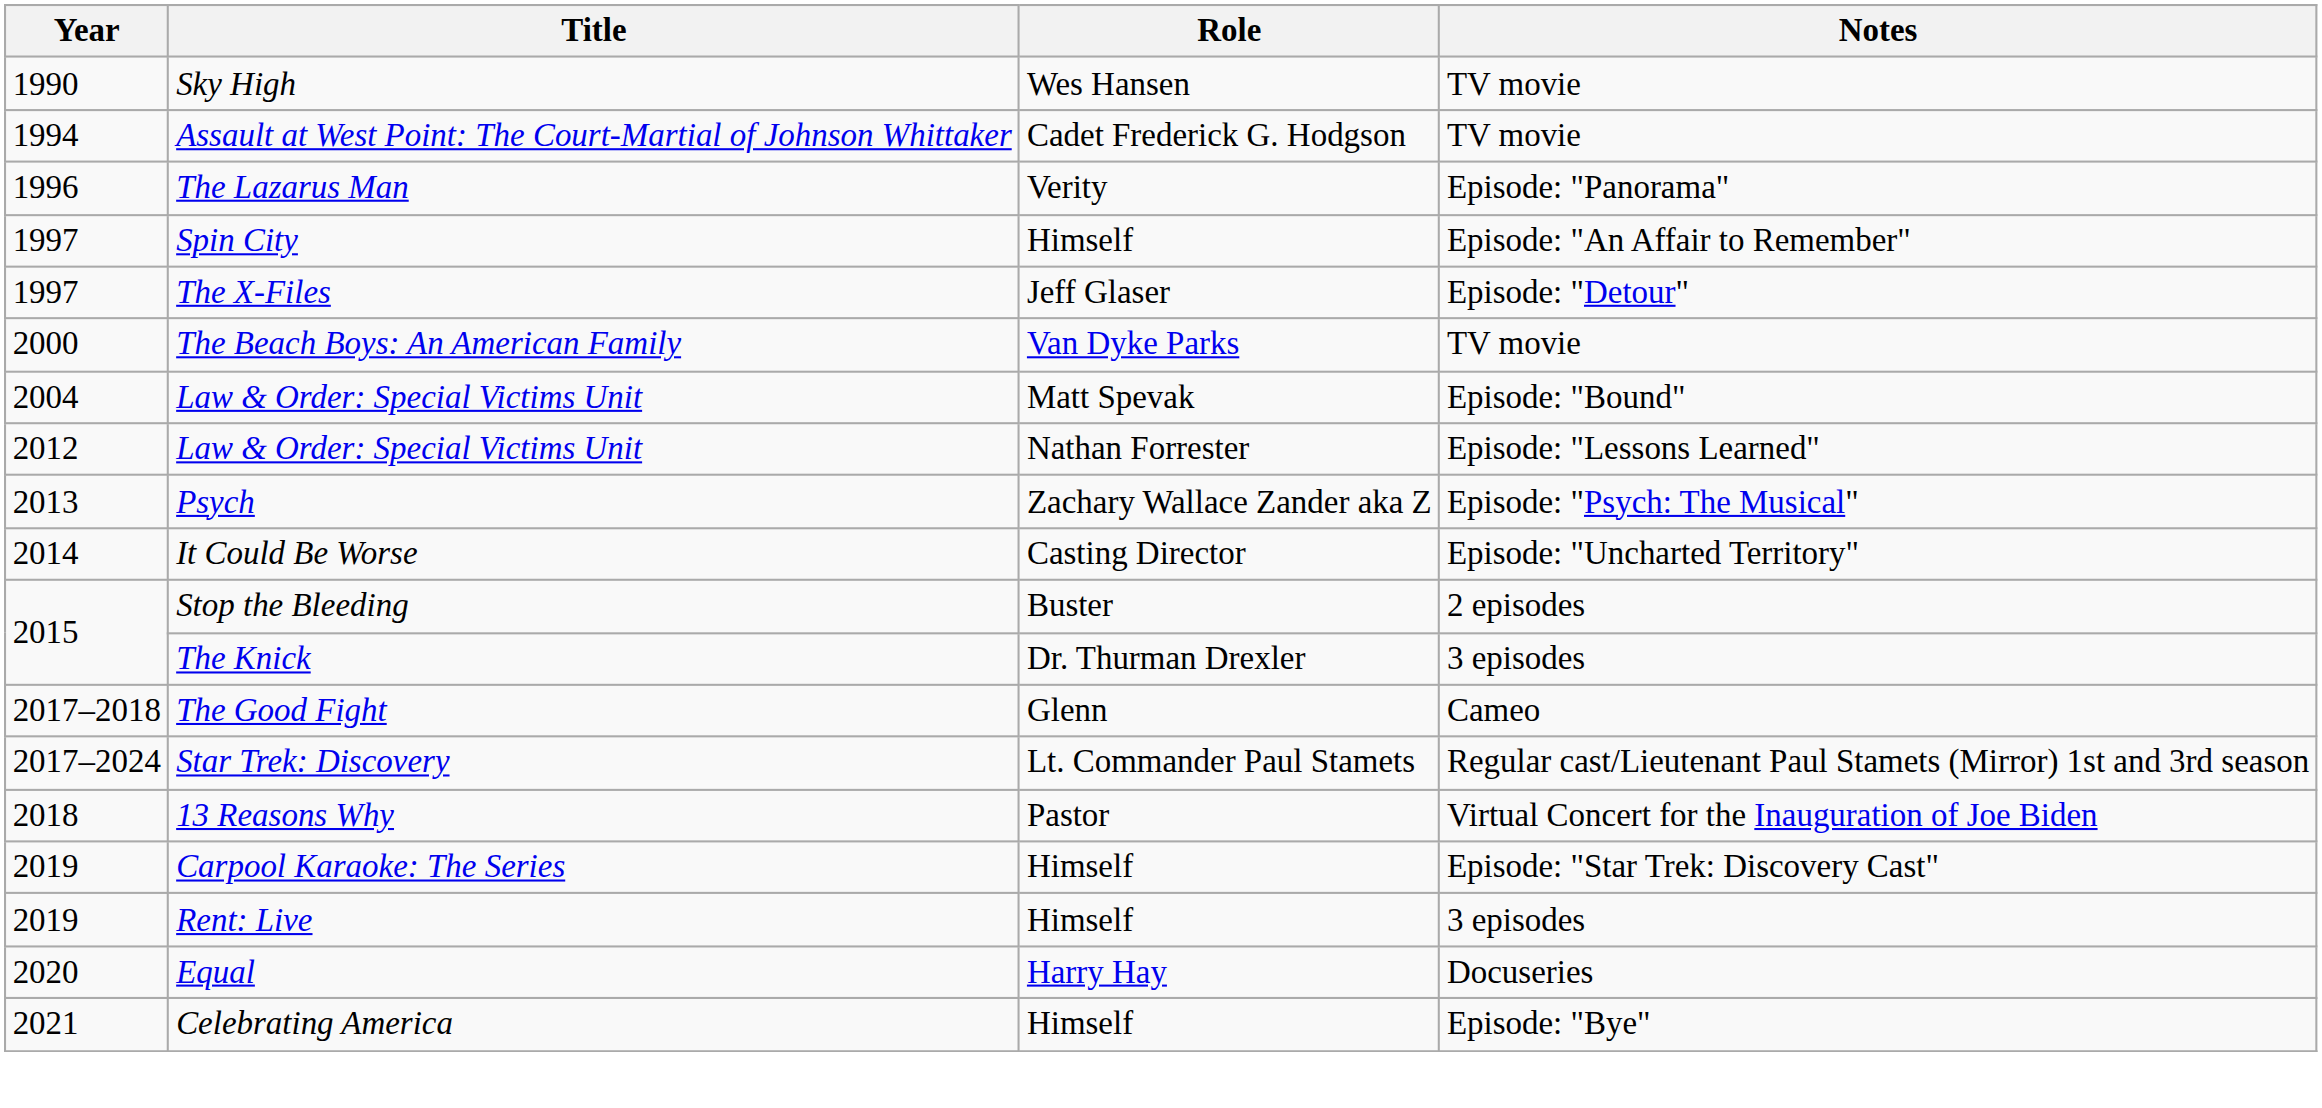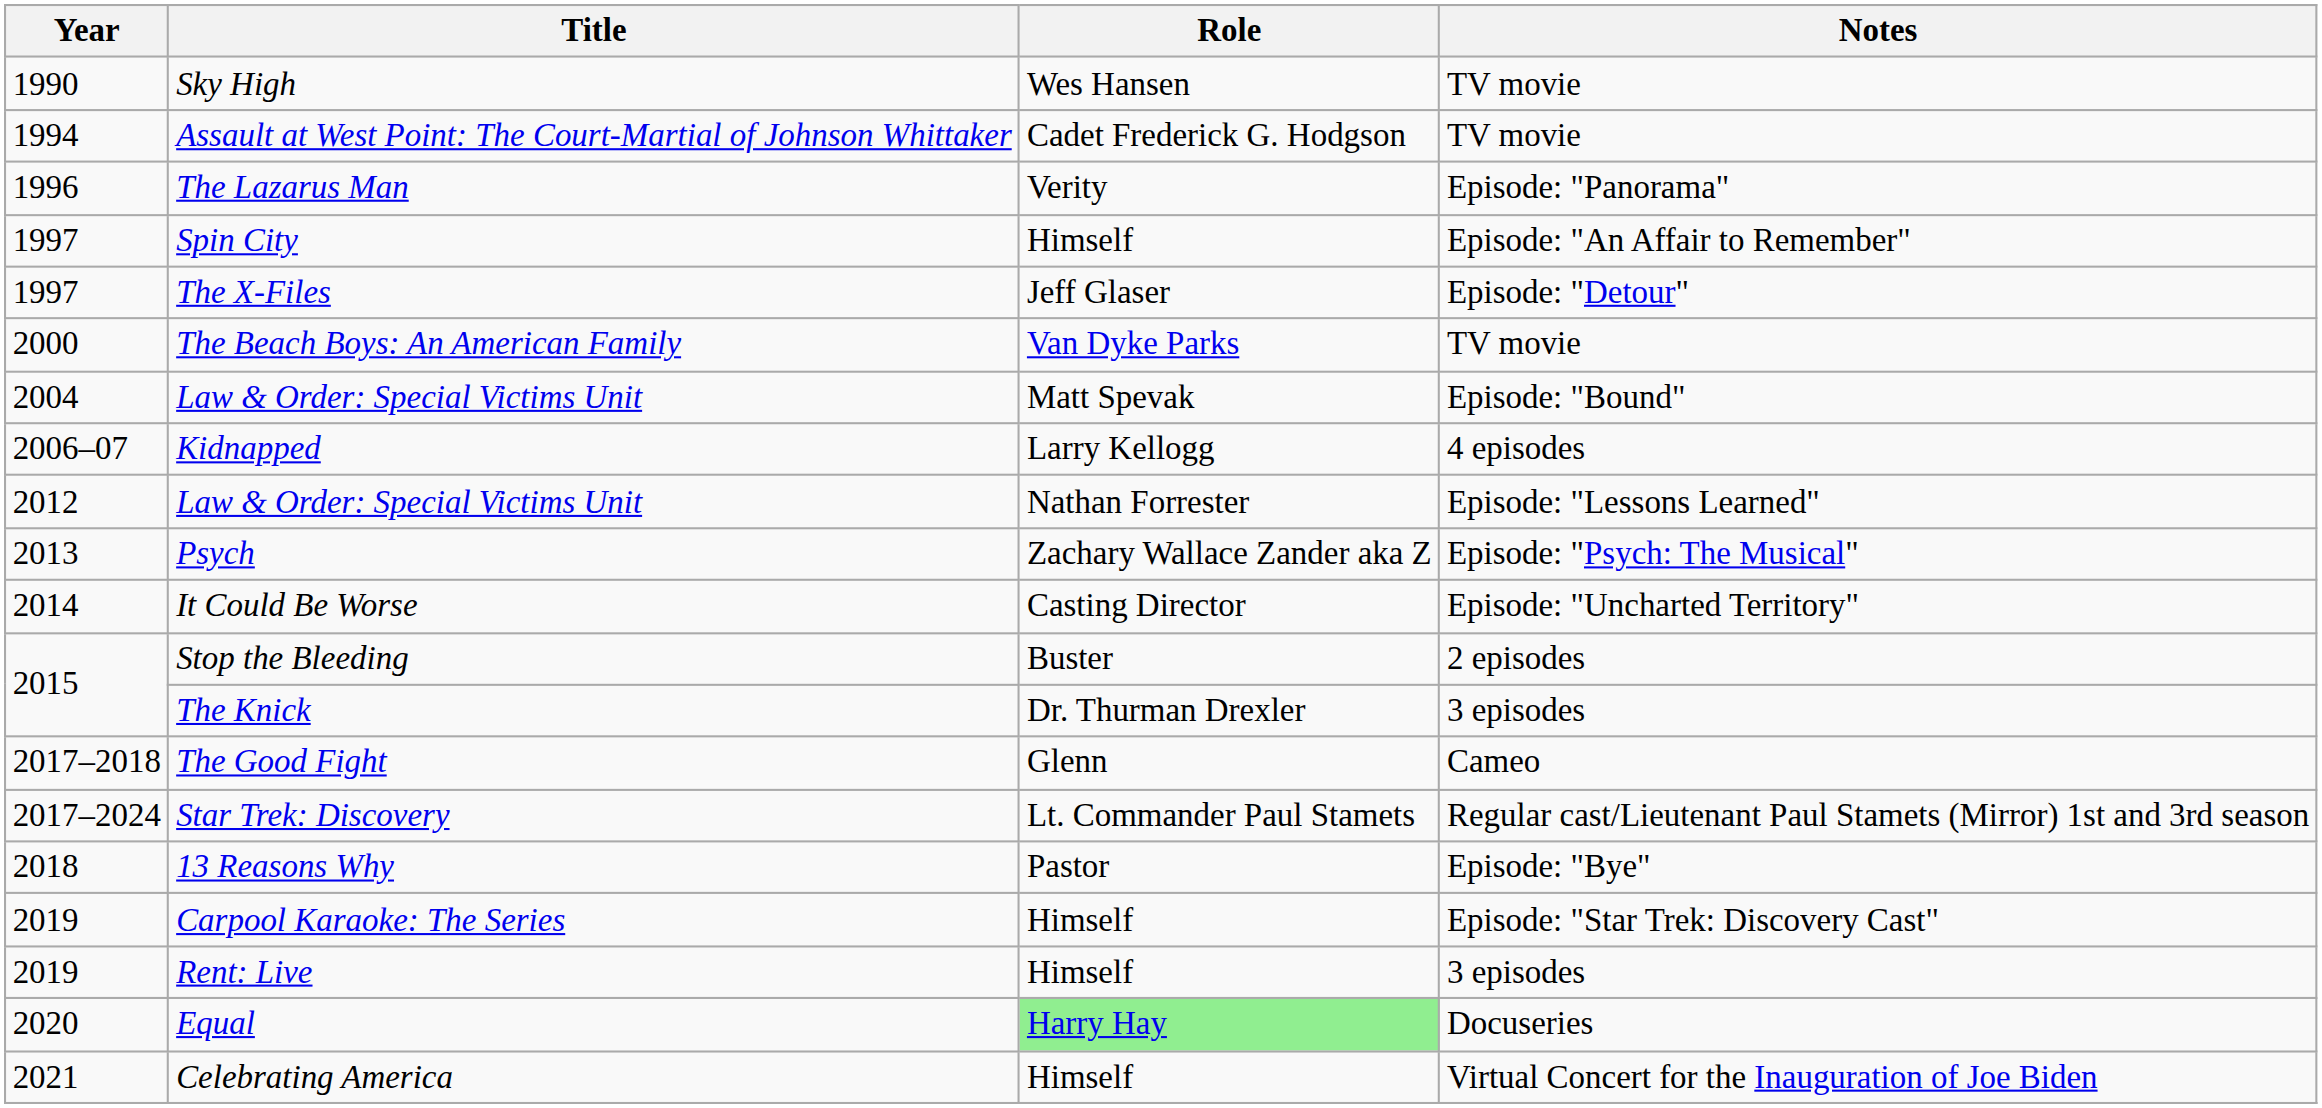+ row: (70, 448)
(1772, 814) Virtual Concert for the Inauguration of Joe Biden -> (1549, 866) Episode: "Bye"
(1097, 971) no background -> (1097, 1023) lightgreen background
(1549, 1023) Episode: "Bye" -> (1772, 1076) Virtual Concert for the Inauguration of Joe Biden
